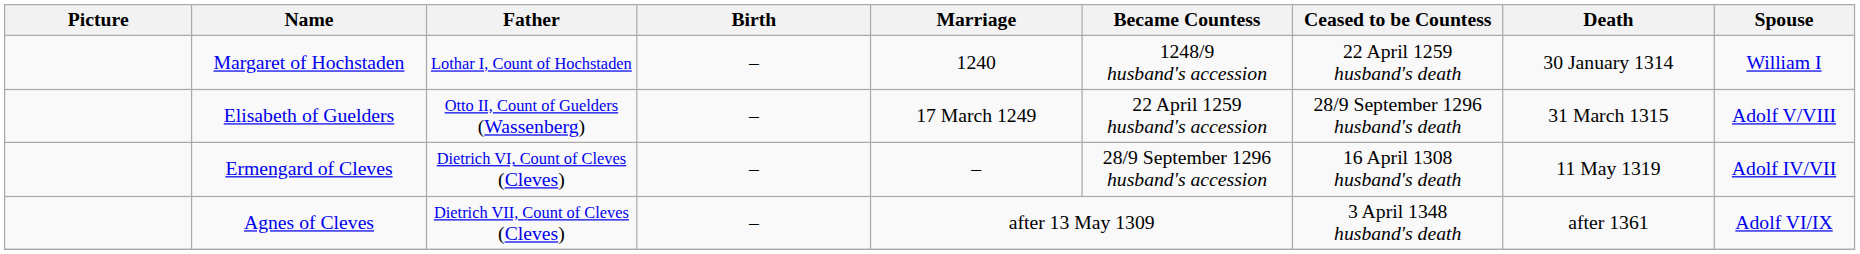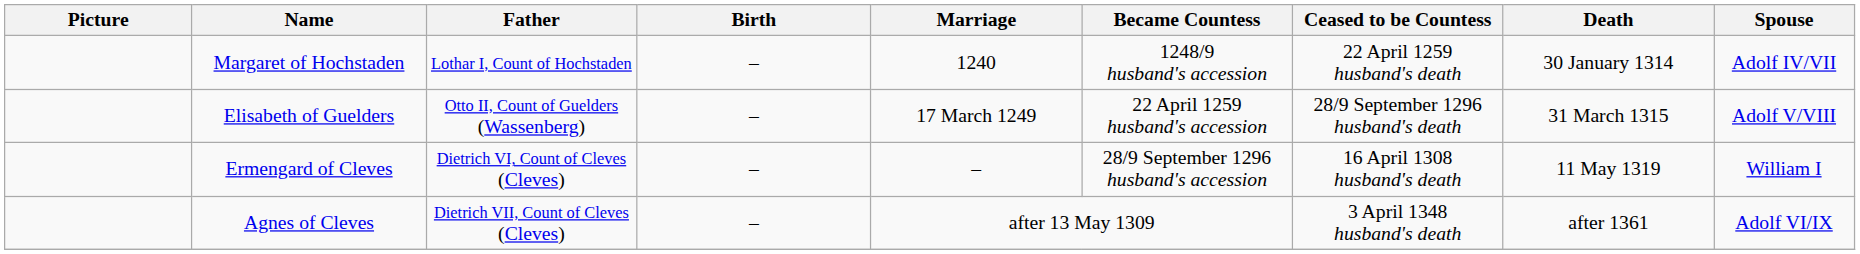(1784, 62) William I -> (1784, 62) Adolf IV/VII
(1784, 169) Adolf IV/VII -> (1784, 169) William I
